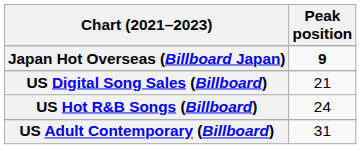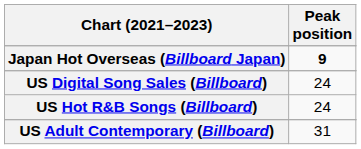(322, 82) 21 -> (322, 82) 24
